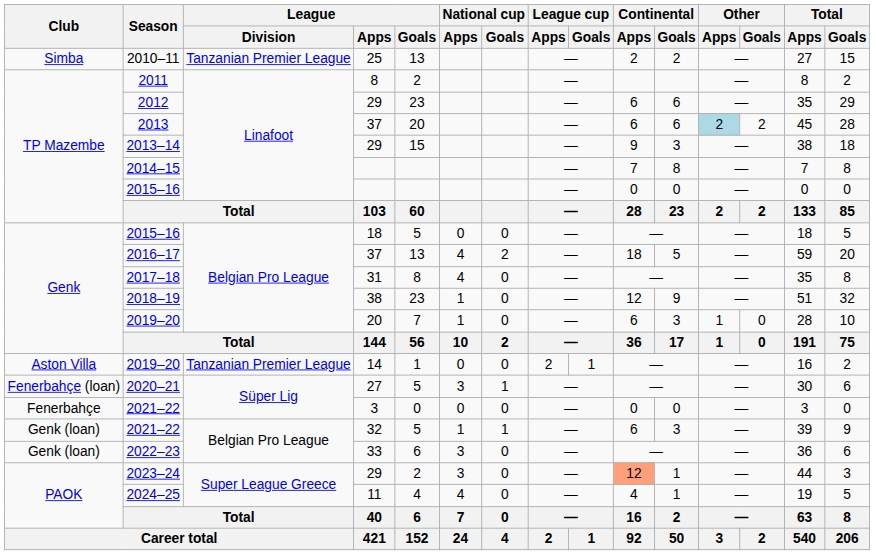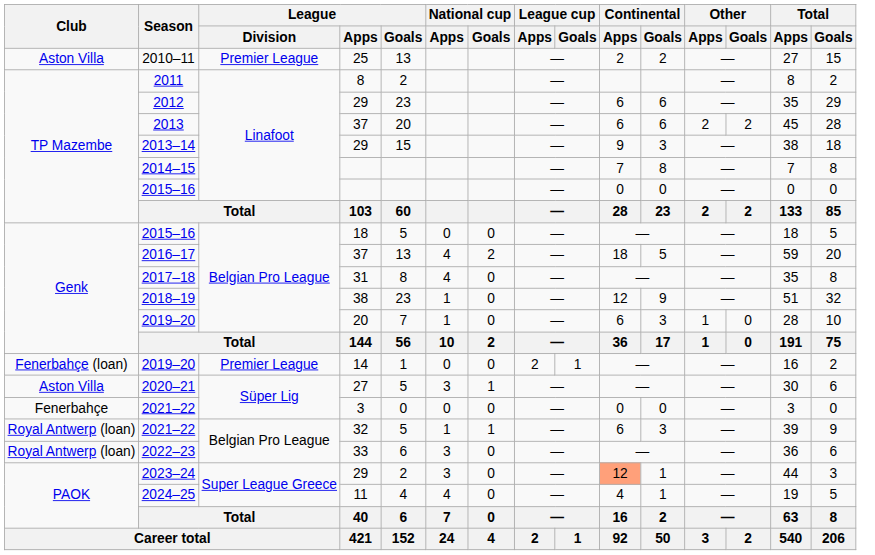(64, 59) Simba -> (71, 59) Aston Villa
(269, 59) Tanzanian Premier League -> (269, 59) Premier League
(719, 124) lightblue background -> (705, 124) no background
(64, 364) Aston Villa -> (71, 364) Fenerbahçe (loan)
(269, 364) Tanzanian Premier League -> (269, 364) Premier League
(64, 386) Fenerbahçe (loan) -> (71, 386) Aston Villa
(64, 430) Genk (loan) -> (71, 430) Royal Antwerp (loan)
(64, 451) Genk (loan) -> (71, 451) Royal Antwerp (loan)
